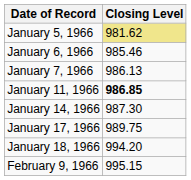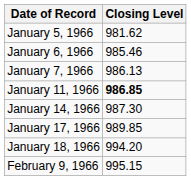(124, 33) khaki background -> (124, 33) no background
(124, 128) 989.75 -> (124, 128) 989.85
